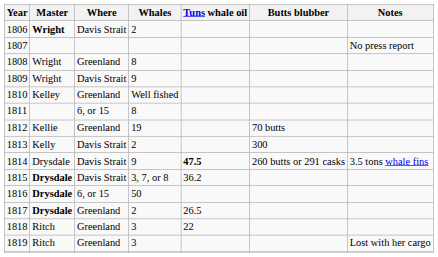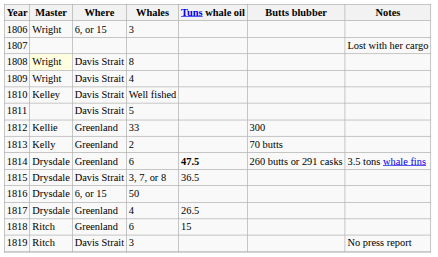(48, 29) bold -> (47, 29) normal
(102, 29) Davis Strait -> (91, 29) 6, or 15
(134, 29) 2 -> (131, 29) 3
(382, 45) No press report -> (388, 45) Lost with her cargo
(47, 62) no background -> (47, 62) lightyellow background
(99, 62) Greenland -> (99, 62) Davis Strait
(134, 78) 9 -> (131, 78) 4
(99, 95) Greenland -> (99, 95) Davis Strait
(93, 111) 6, or 15 -> (99, 111) Davis Strait
(134, 111) 8 -> (131, 111) 5
(136, 128) 19 -> (134, 128) 33
(269, 128) 70 butts -> (257, 128) 300
(102, 144) Davis Strait -> (96, 144) Greenland
(260, 144) 300 -> (266, 144) 70 butts
(102, 161) Davis Strait -> (96, 161) Greenland
(134, 161) 9 -> (131, 161) 6
(52, 177) bold -> (51, 177) normal
(192, 177) 36.2 -> (190, 177) 36.5
(52, 194) bold -> (51, 194) normal
(52, 210) bold -> (51, 210) normal
(134, 210) 2 -> (131, 210) 4
(134, 227) 3 -> (131, 227) 6
(189, 227) 22 -> (186, 227) 15
(99, 243) Greenland -> (99, 243) Davis Strait
(390, 243) Lost with her cargo -> (379, 243) No press report
